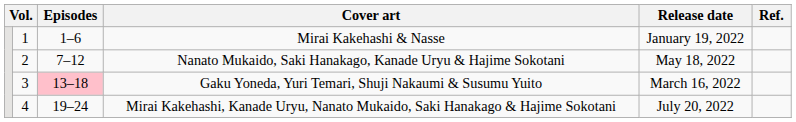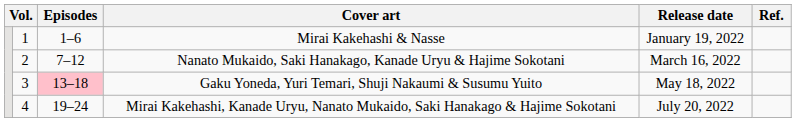(695, 60) May 18, 2022 -> (695, 60) March 16, 2022
(695, 83) March 16, 2022 -> (695, 83) May 18, 2022
